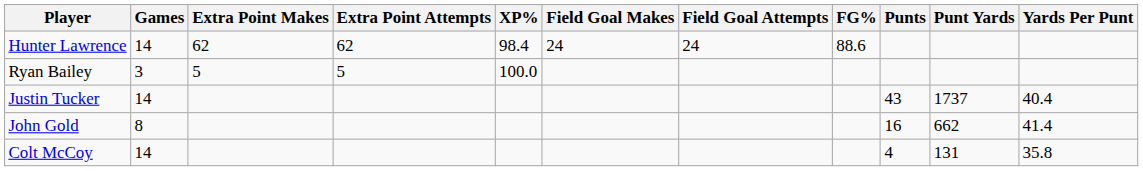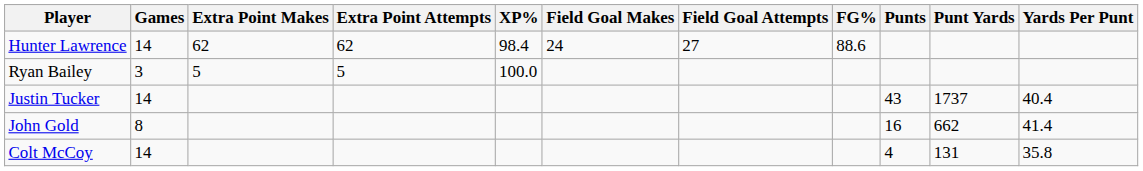(691, 44) 24 -> (691, 44) 27
